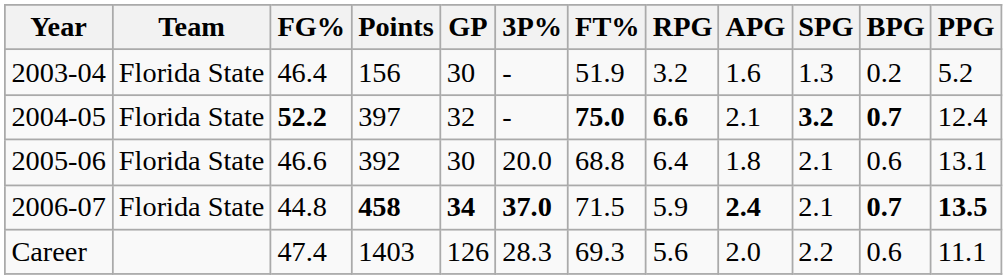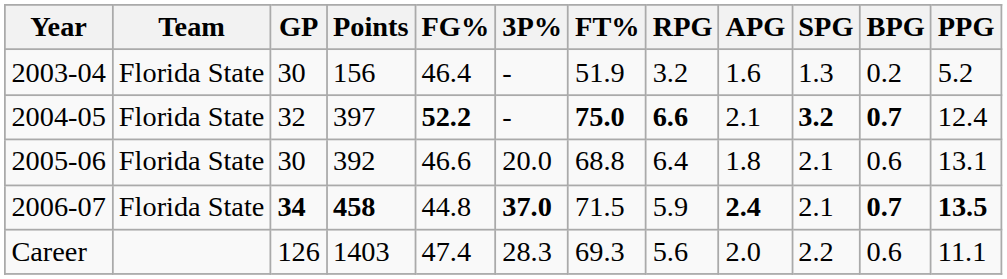columns swapped: (468, 26) <-> (311, 26)
